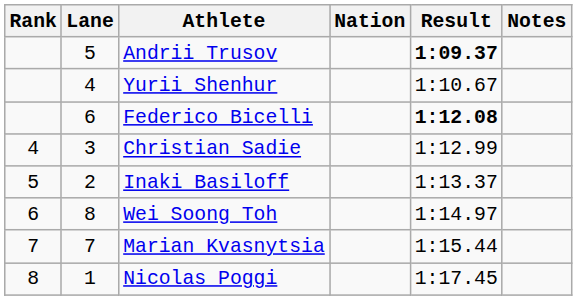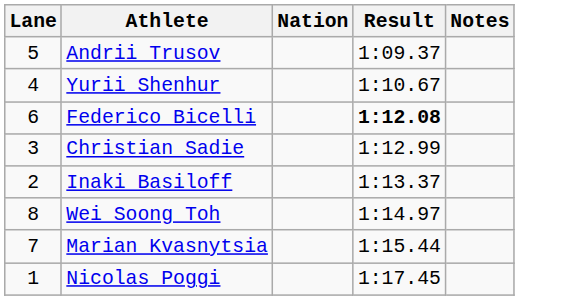- column: (33, 21)
(456, 53) bold -> (399, 53) normal
